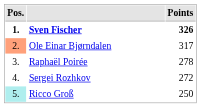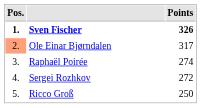(186, 62) 278 -> (186, 62) 274
(16, 94) paleturquoise background -> (16, 94) no background
